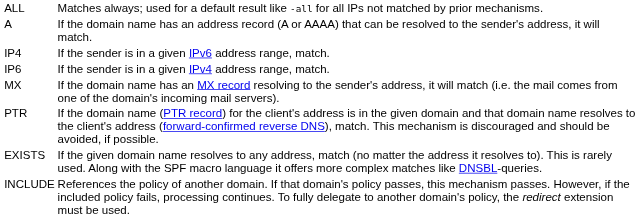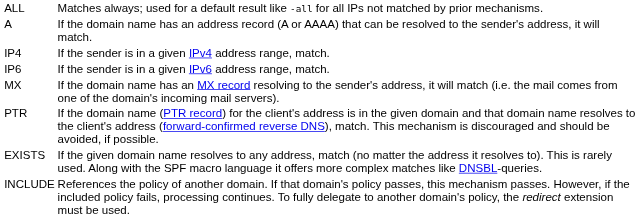(194, 53) If the sender is in a given IPv6 address range, match. -> (194, 53) If the sender is in a given IPv4 address range, match.
(194, 69) If the sender is in a given IPv4 address range, match. -> (194, 69) If the sender is in a given IPv6 address range, match.
